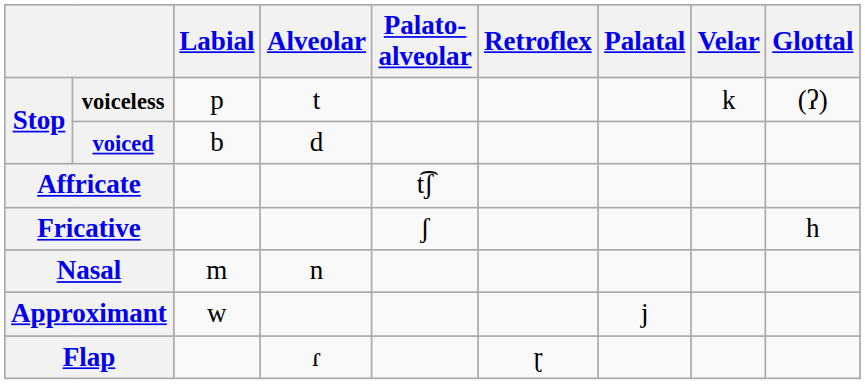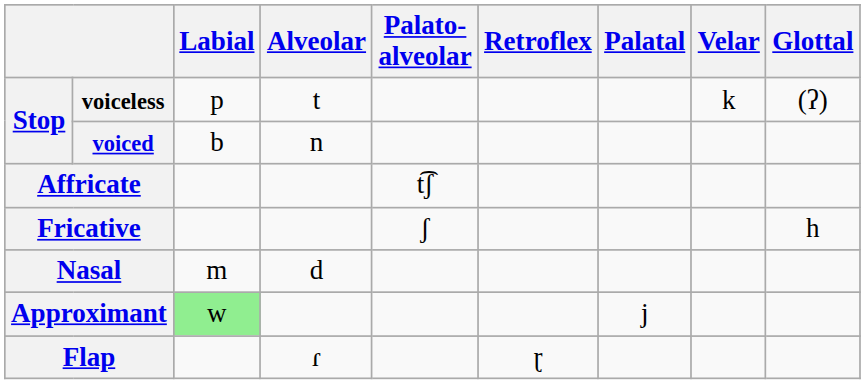(316, 142) d -> (316, 142) n
(316, 270) n -> (316, 270) d
(217, 313) no background -> (217, 313) lightgreen background
